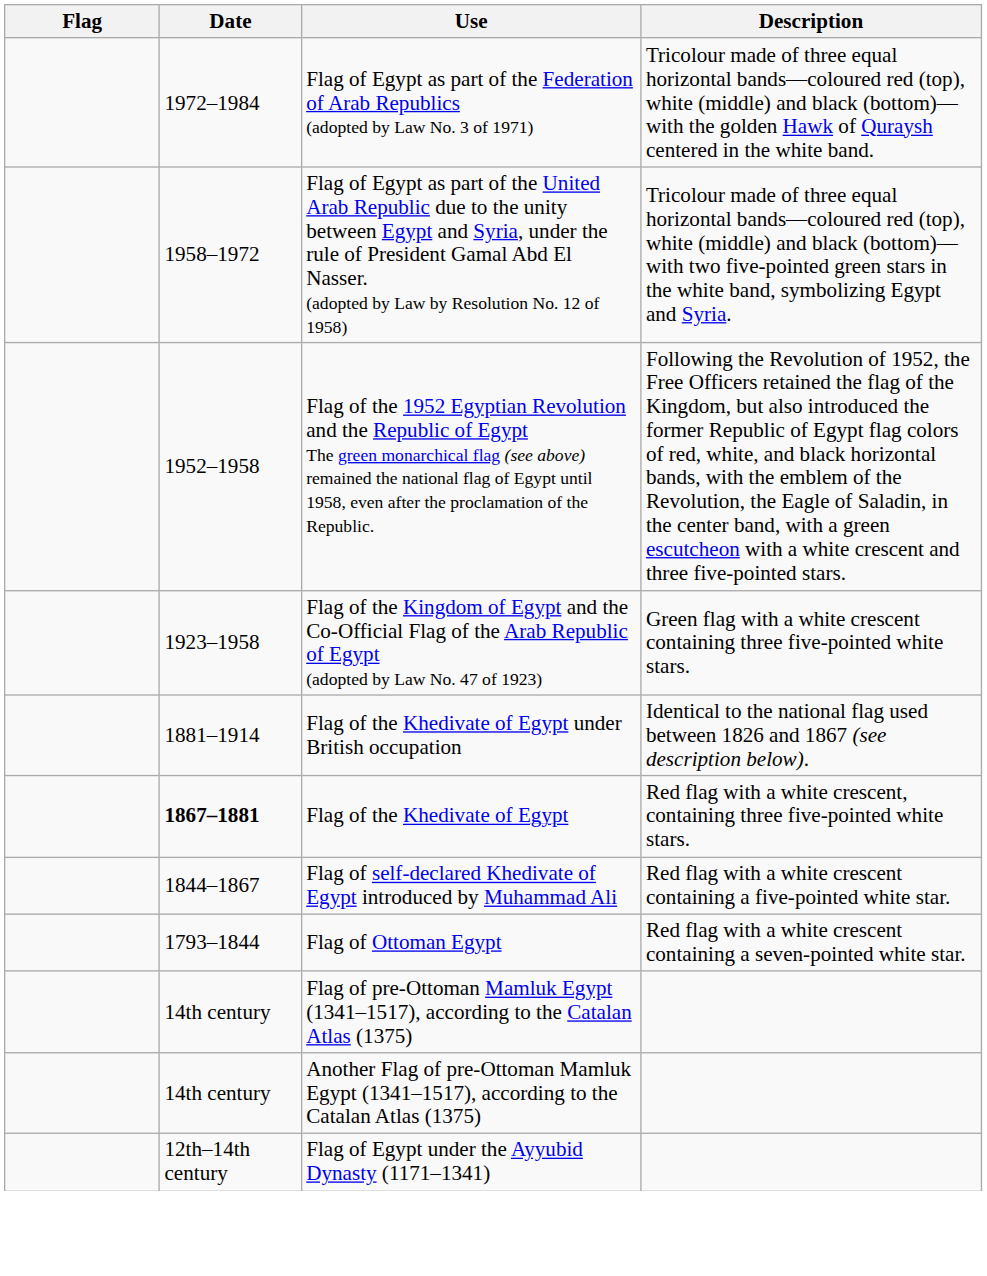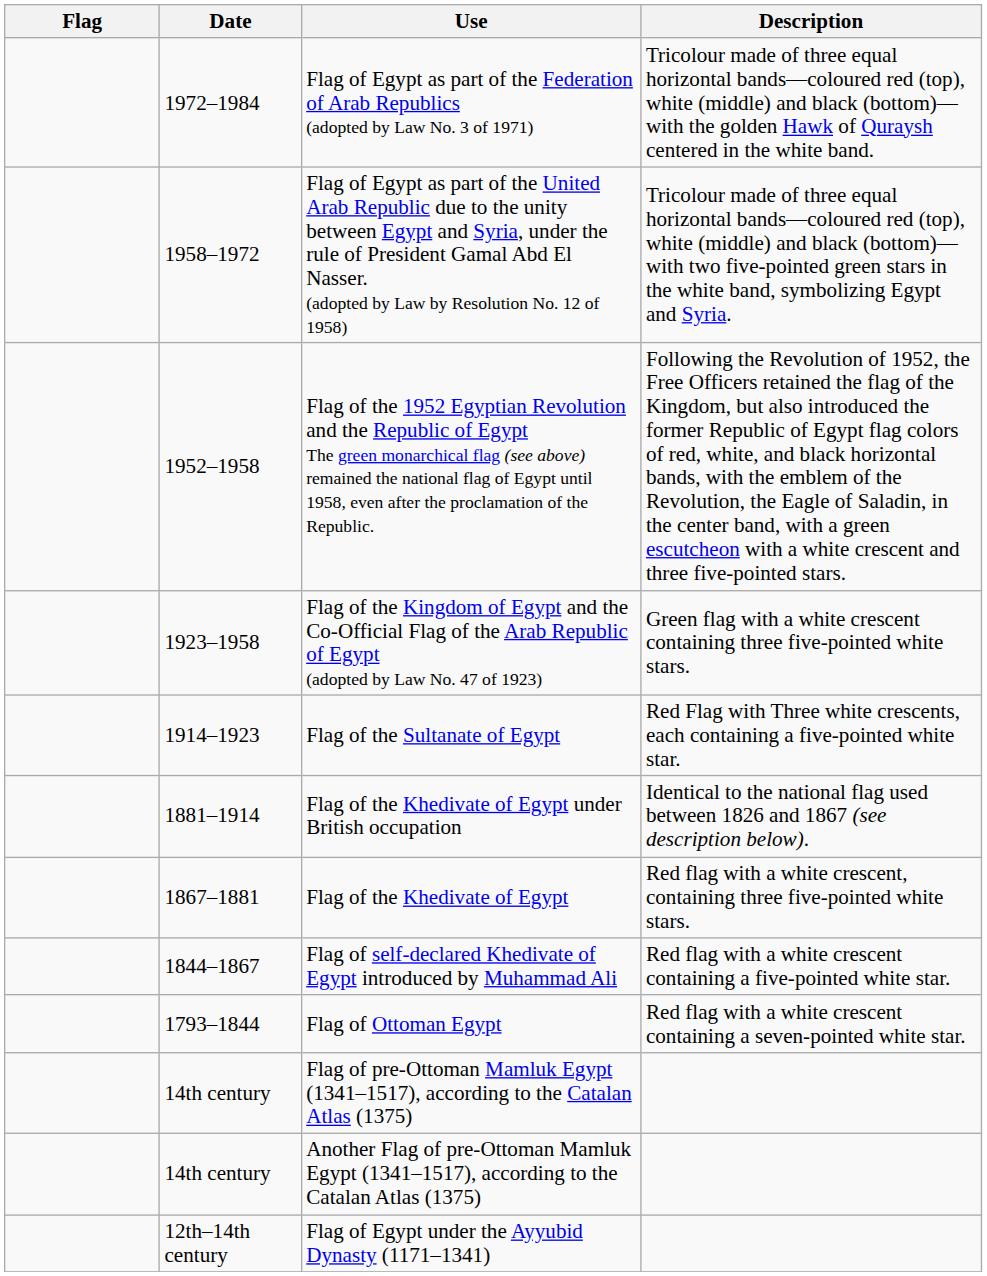+ row: (433, 735)
(212, 816) bold -> (212, 897) normal
